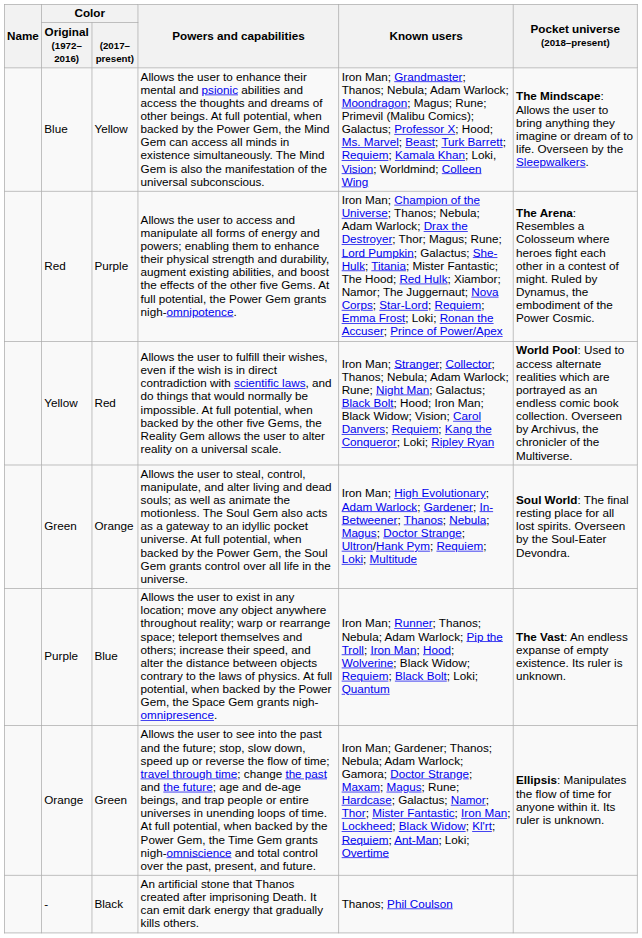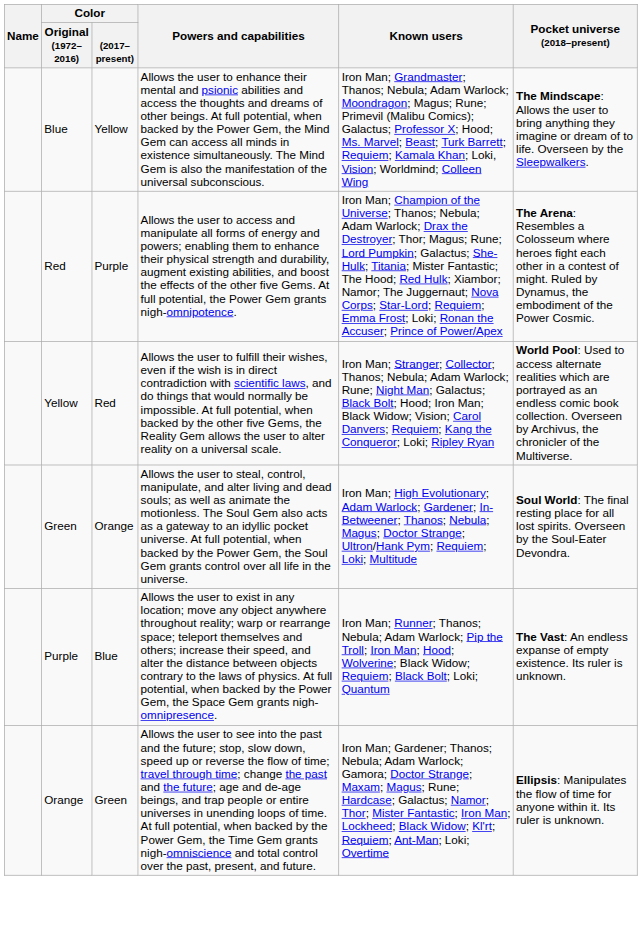- row: (46, 904)
